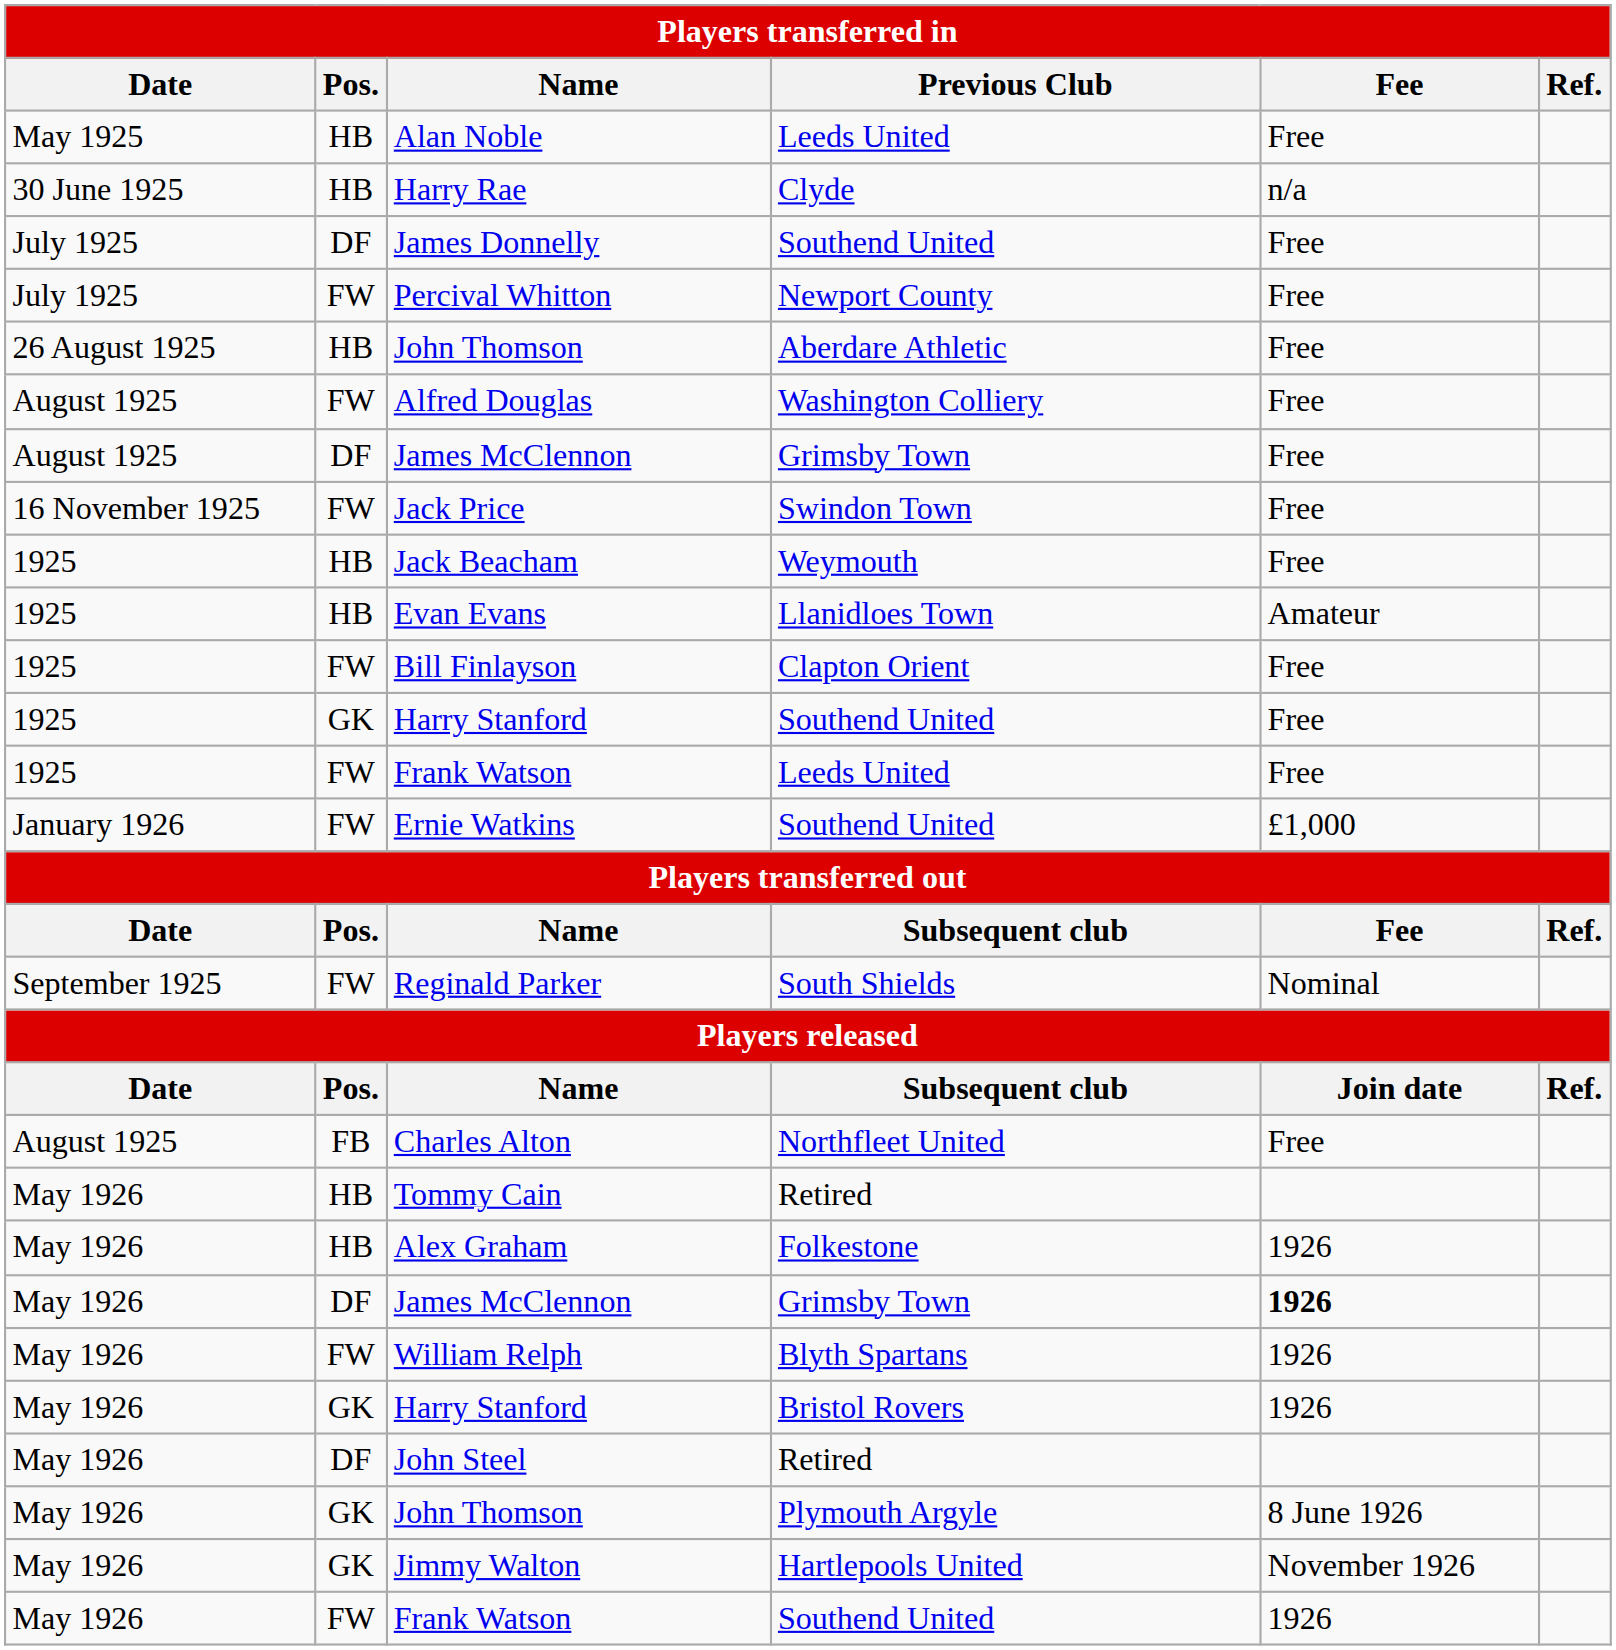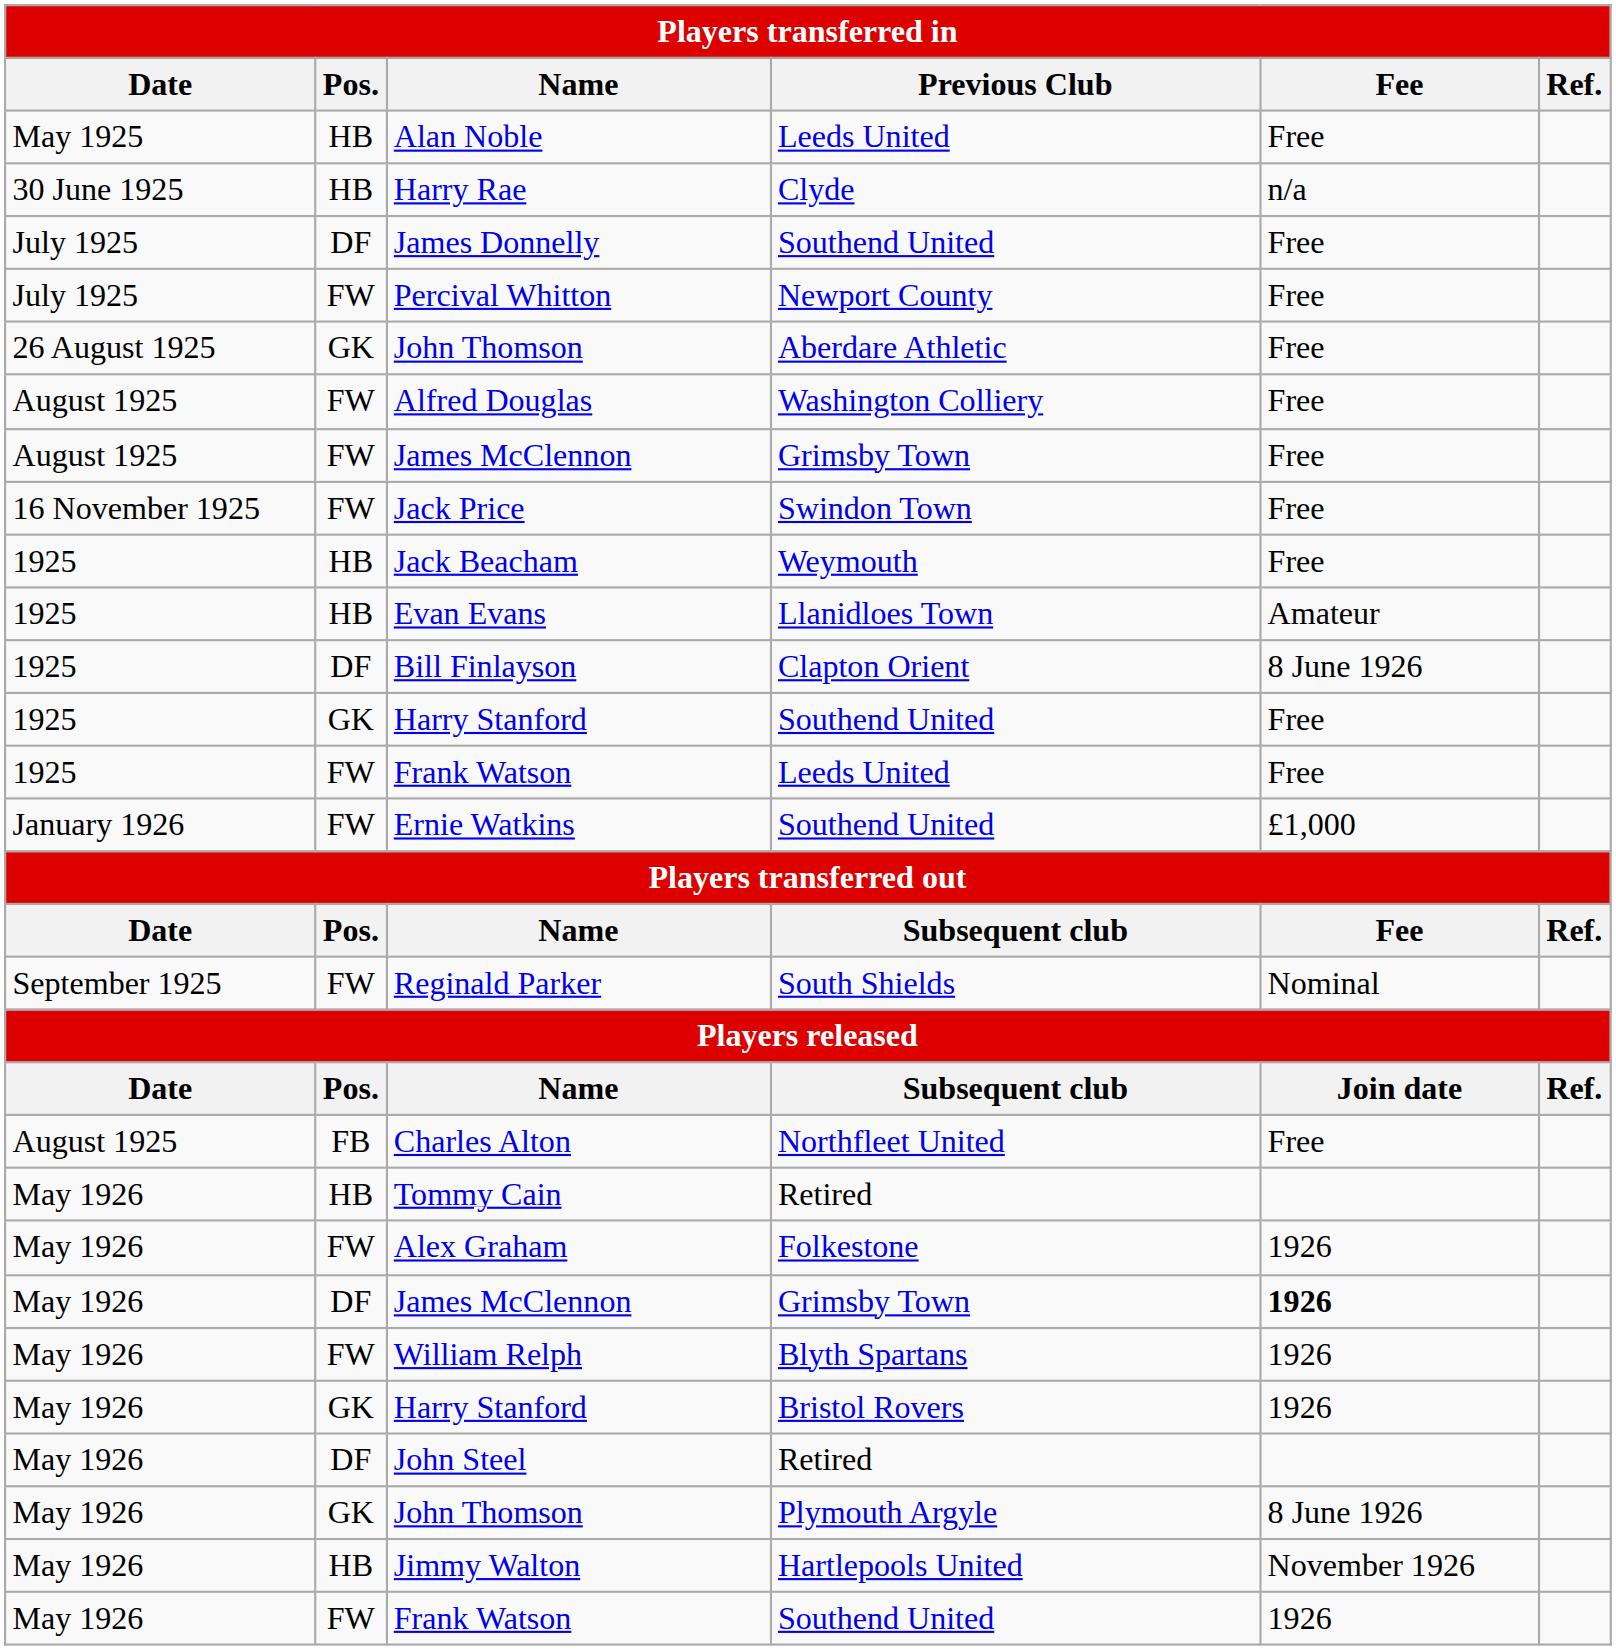(351, 348) HB -> (351, 348) GK
(351, 454) DF -> (351, 454) FW
(351, 665) FW -> (351, 665) DF
(1296, 665) Free -> (1345, 665) 8 June 1926
(351, 1247) HB -> (351, 1247) FW
(351, 1564) GK -> (351, 1564) HB
